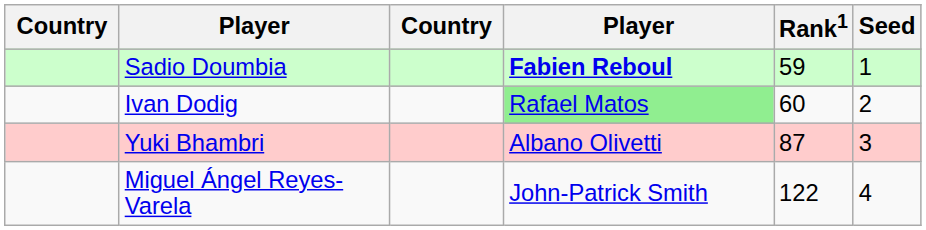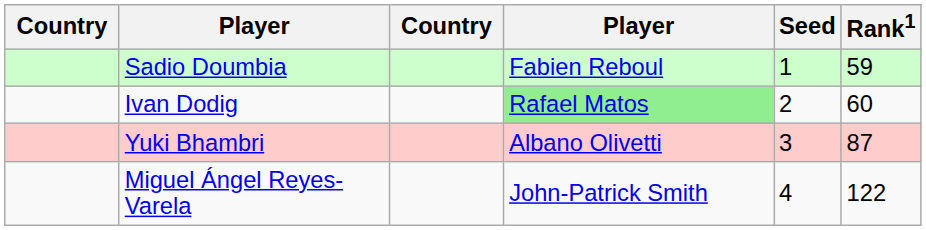columns swapped: (814, 26) <-> (887, 26)
(591, 67) bold -> (586, 67) normal
